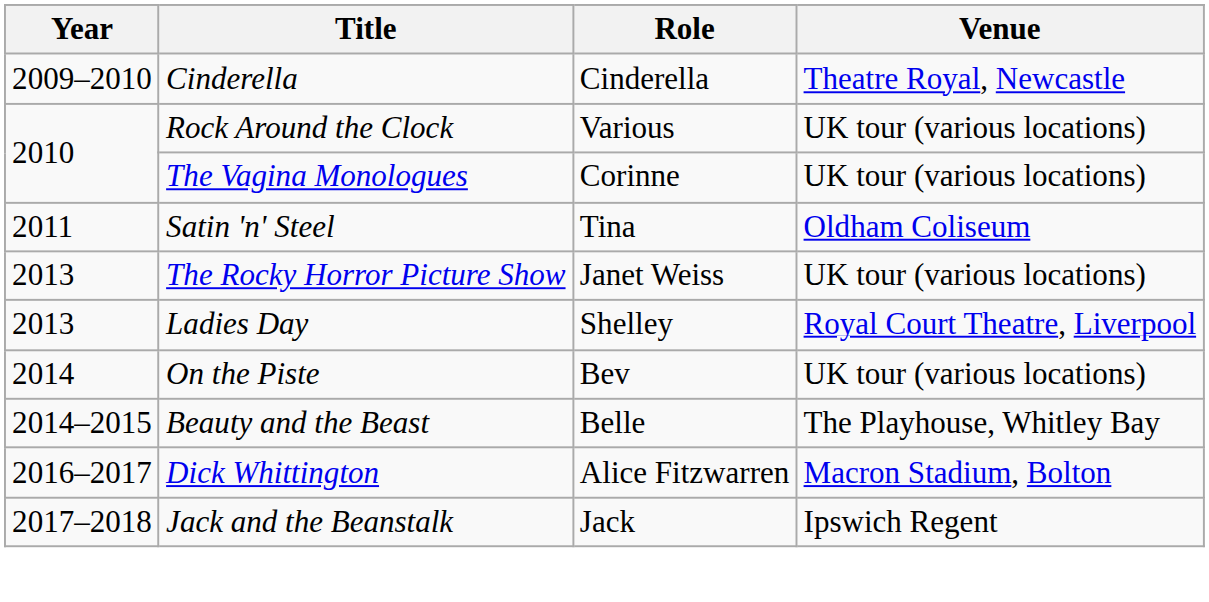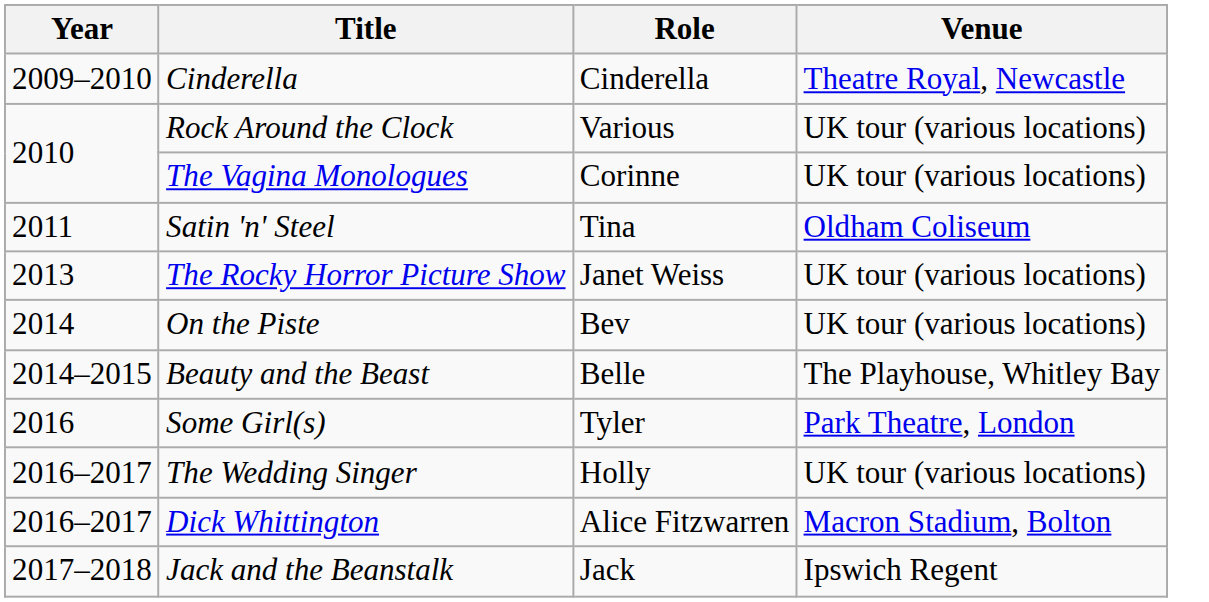- row: (237, 324)
+ row: (246, 422)
+ row: (291, 472)
